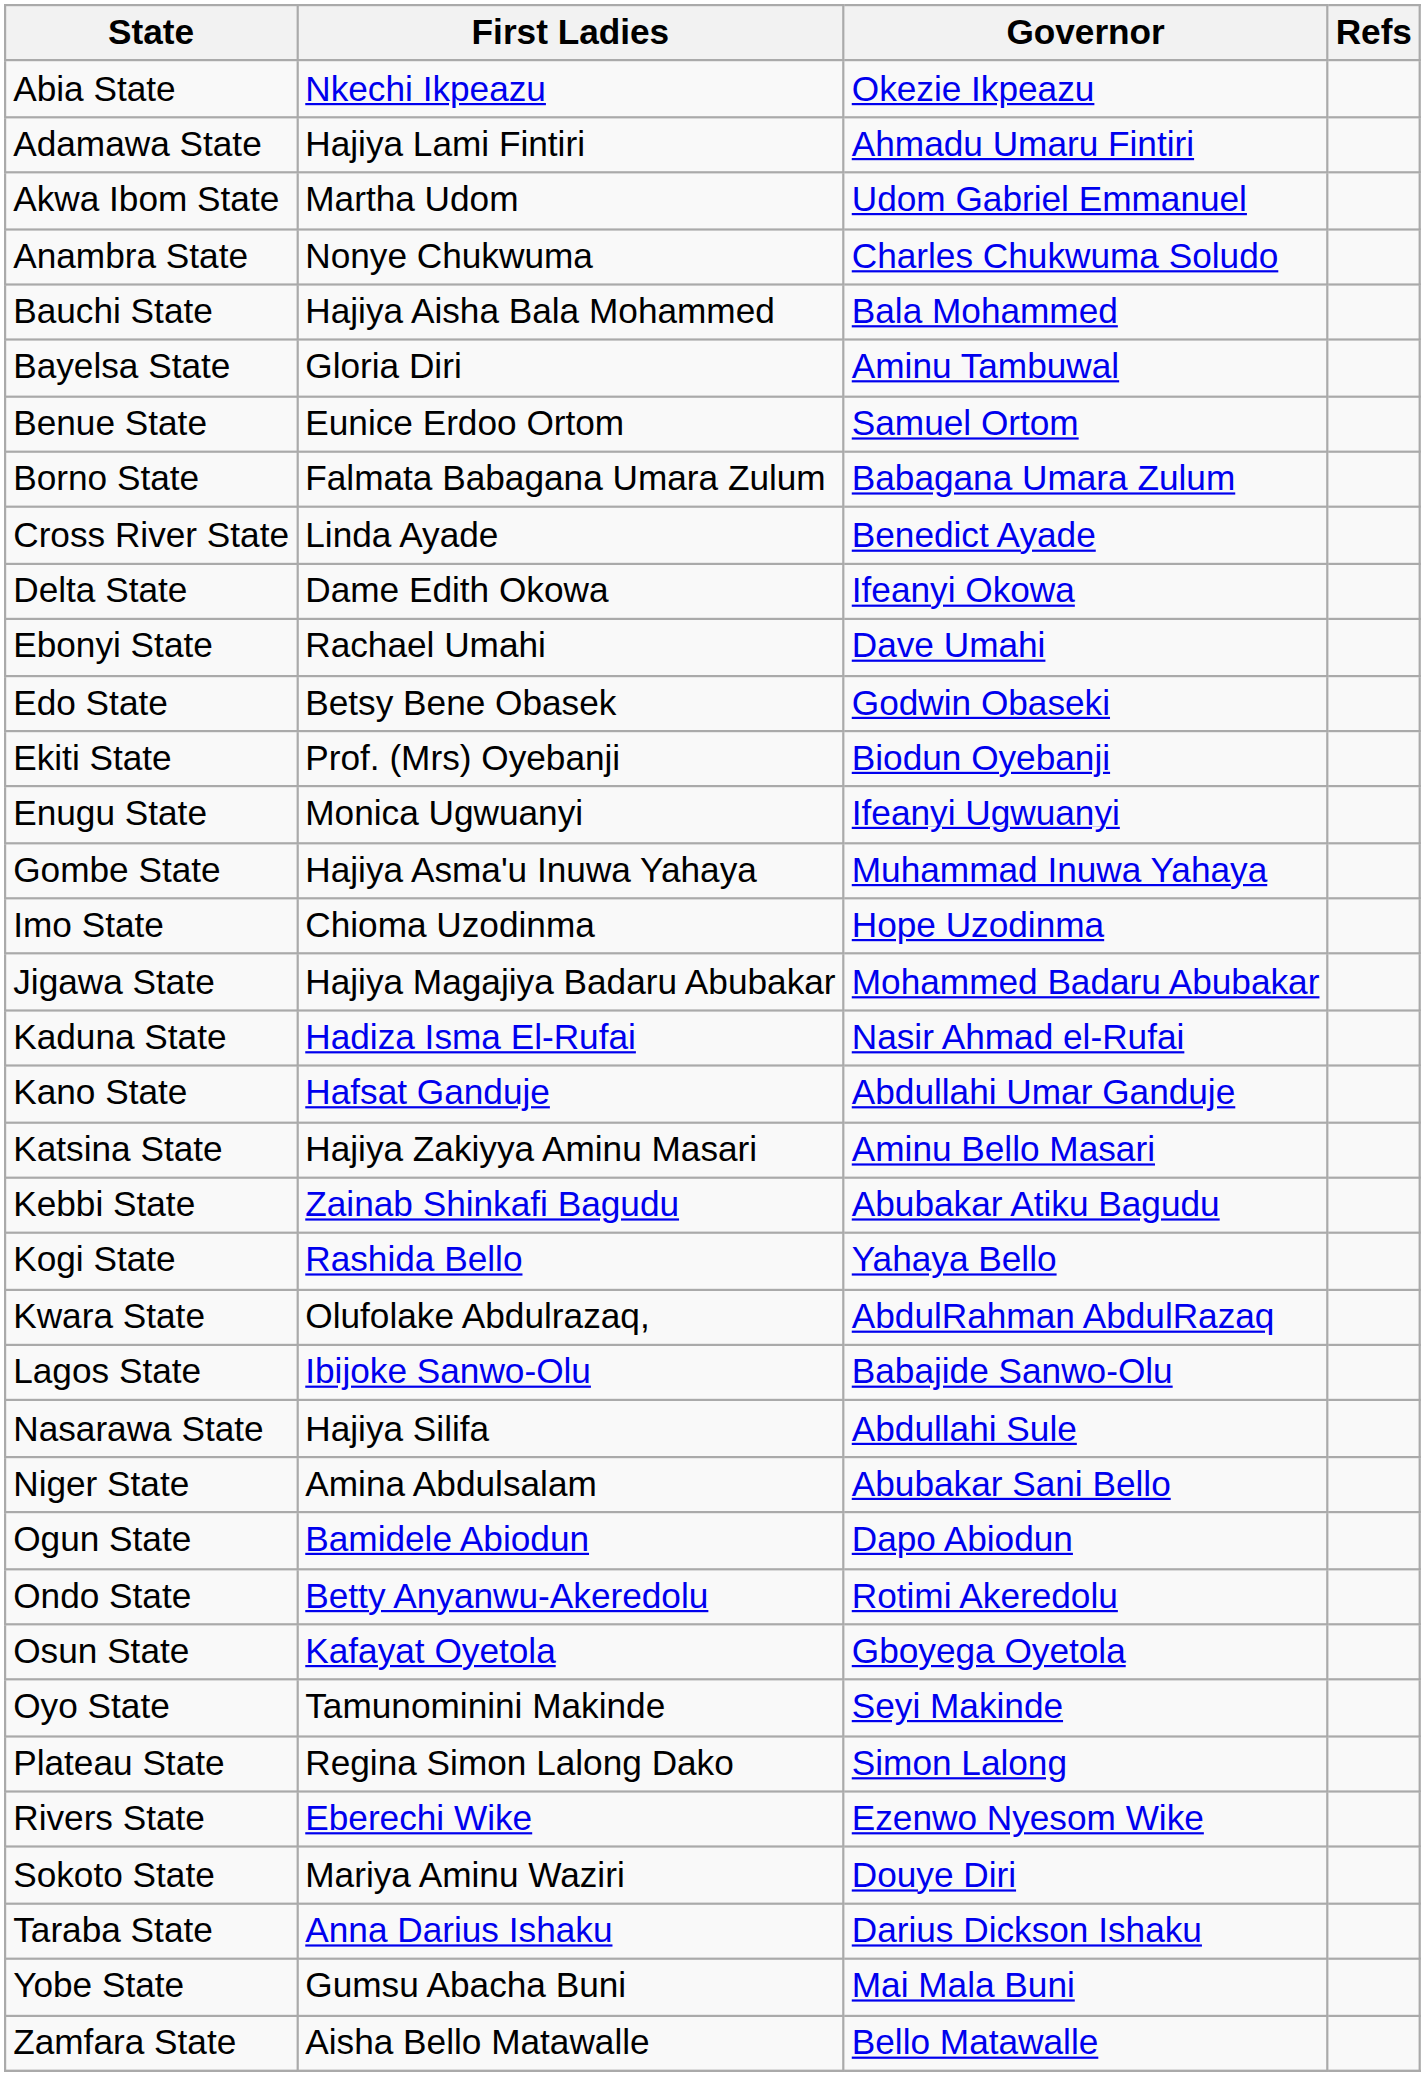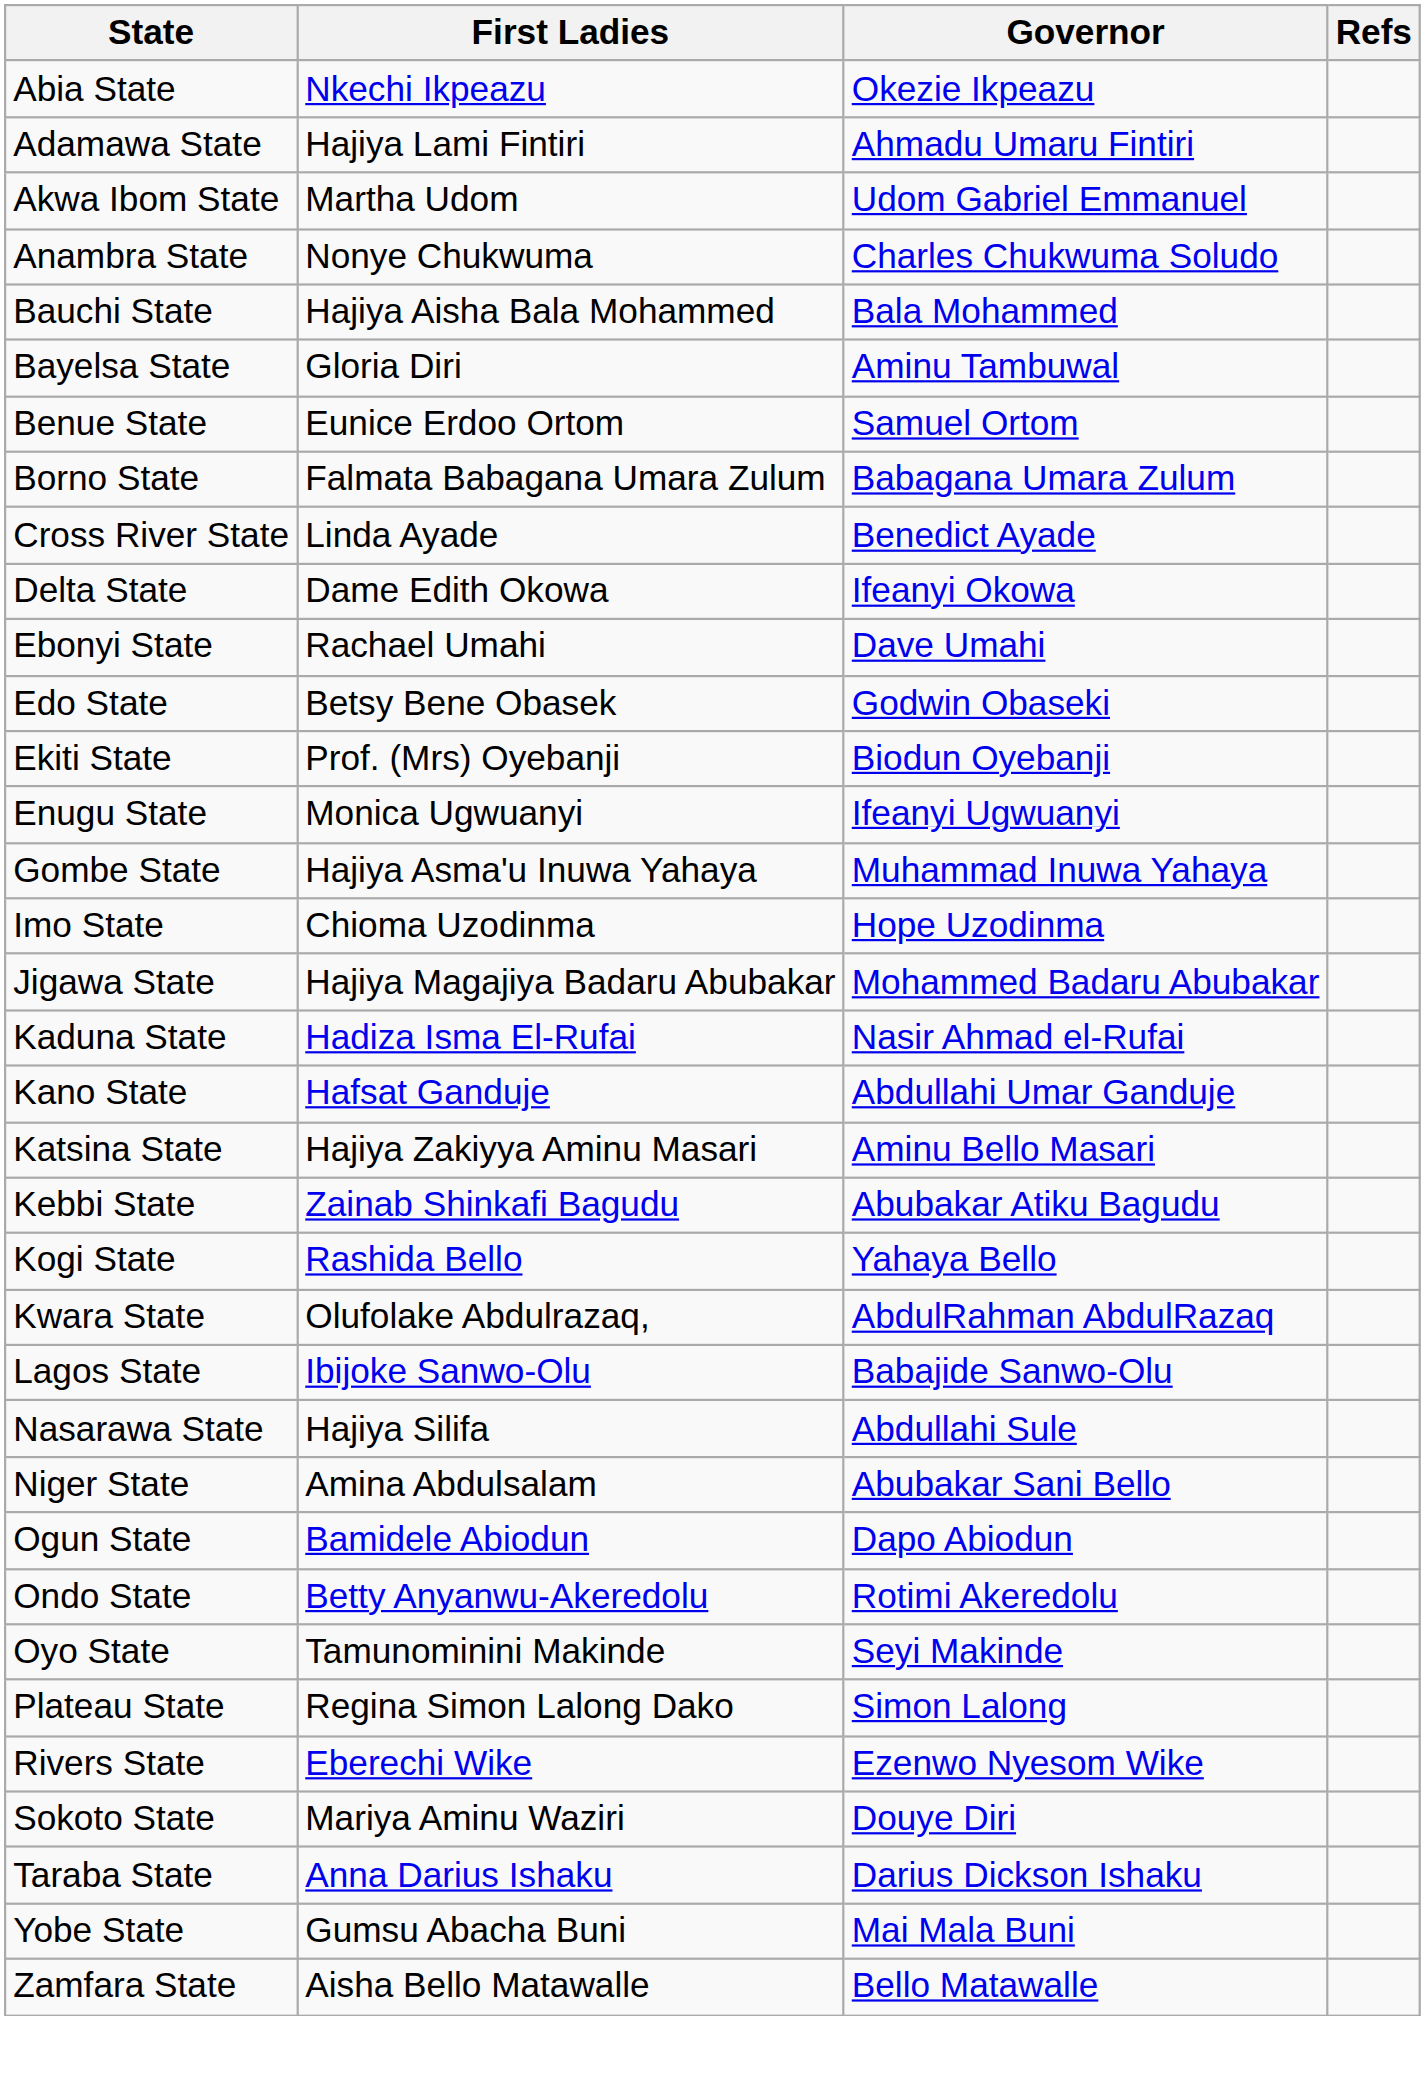- row: (101, 1651)
